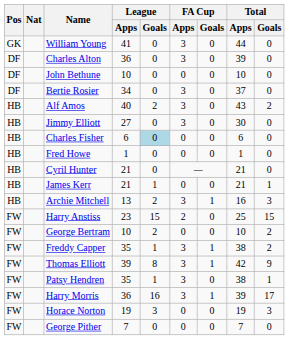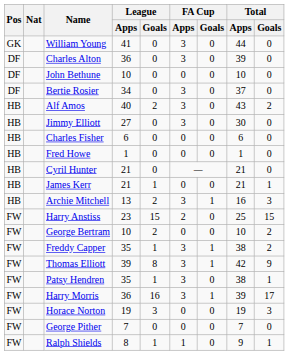(155, 138) lightblue background -> (155, 138) no background
+ row: (74, 342)
